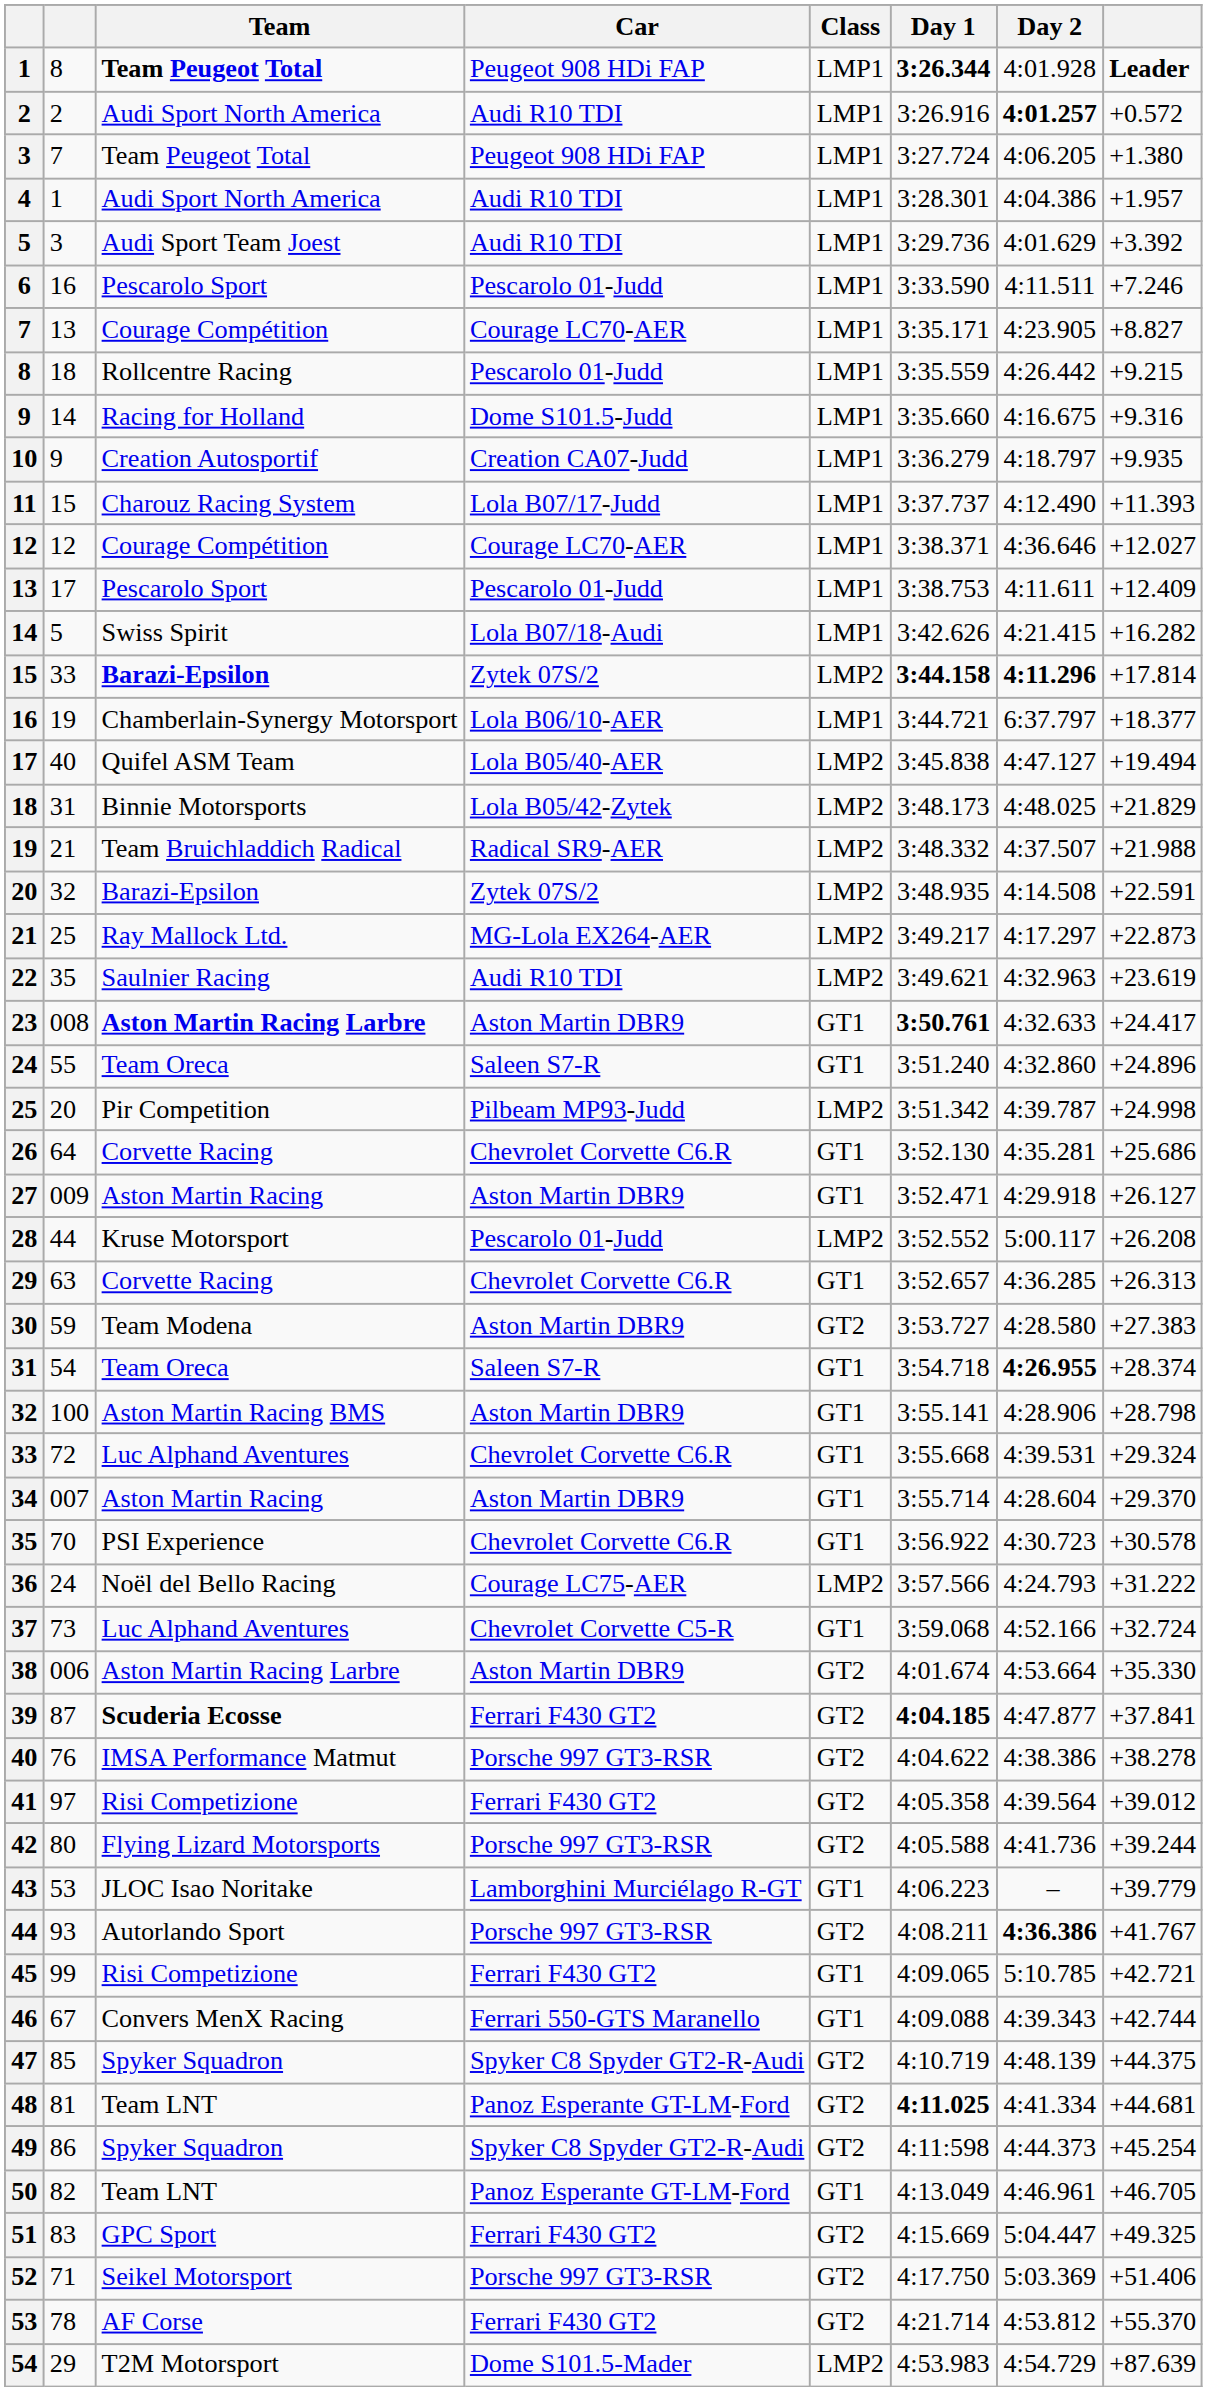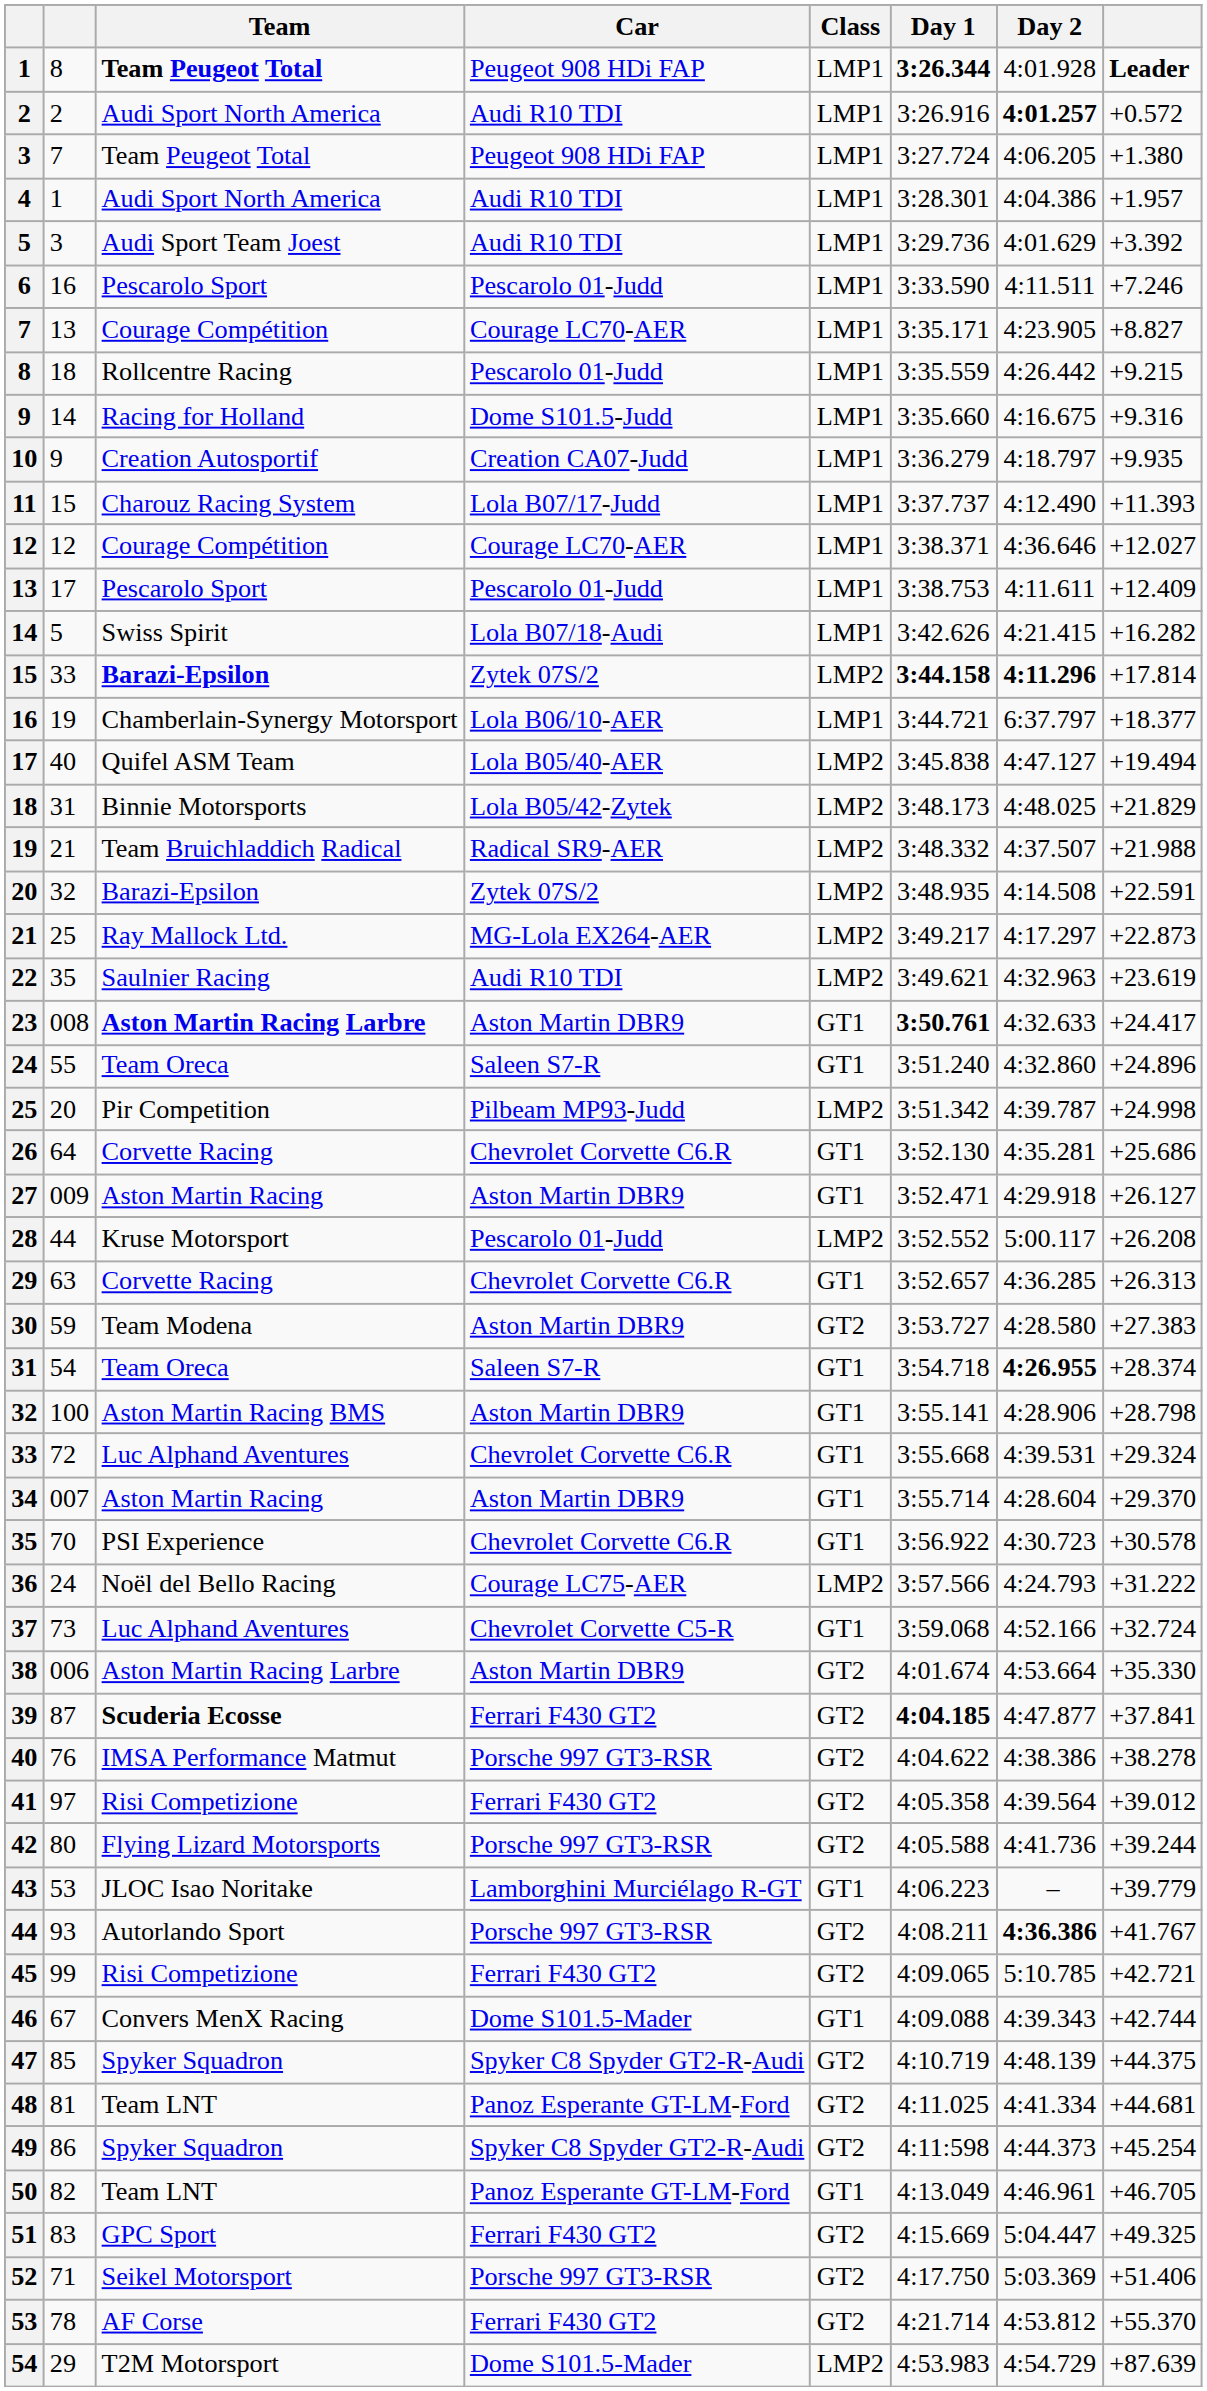(841, 1974) GT1 -> (841, 1974) GT2
(615, 2017) Ferrari 550-GTS Maranello -> (581, 2017) Dome S101.5-Mader
(943, 2104) bold -> (943, 2104) normal
